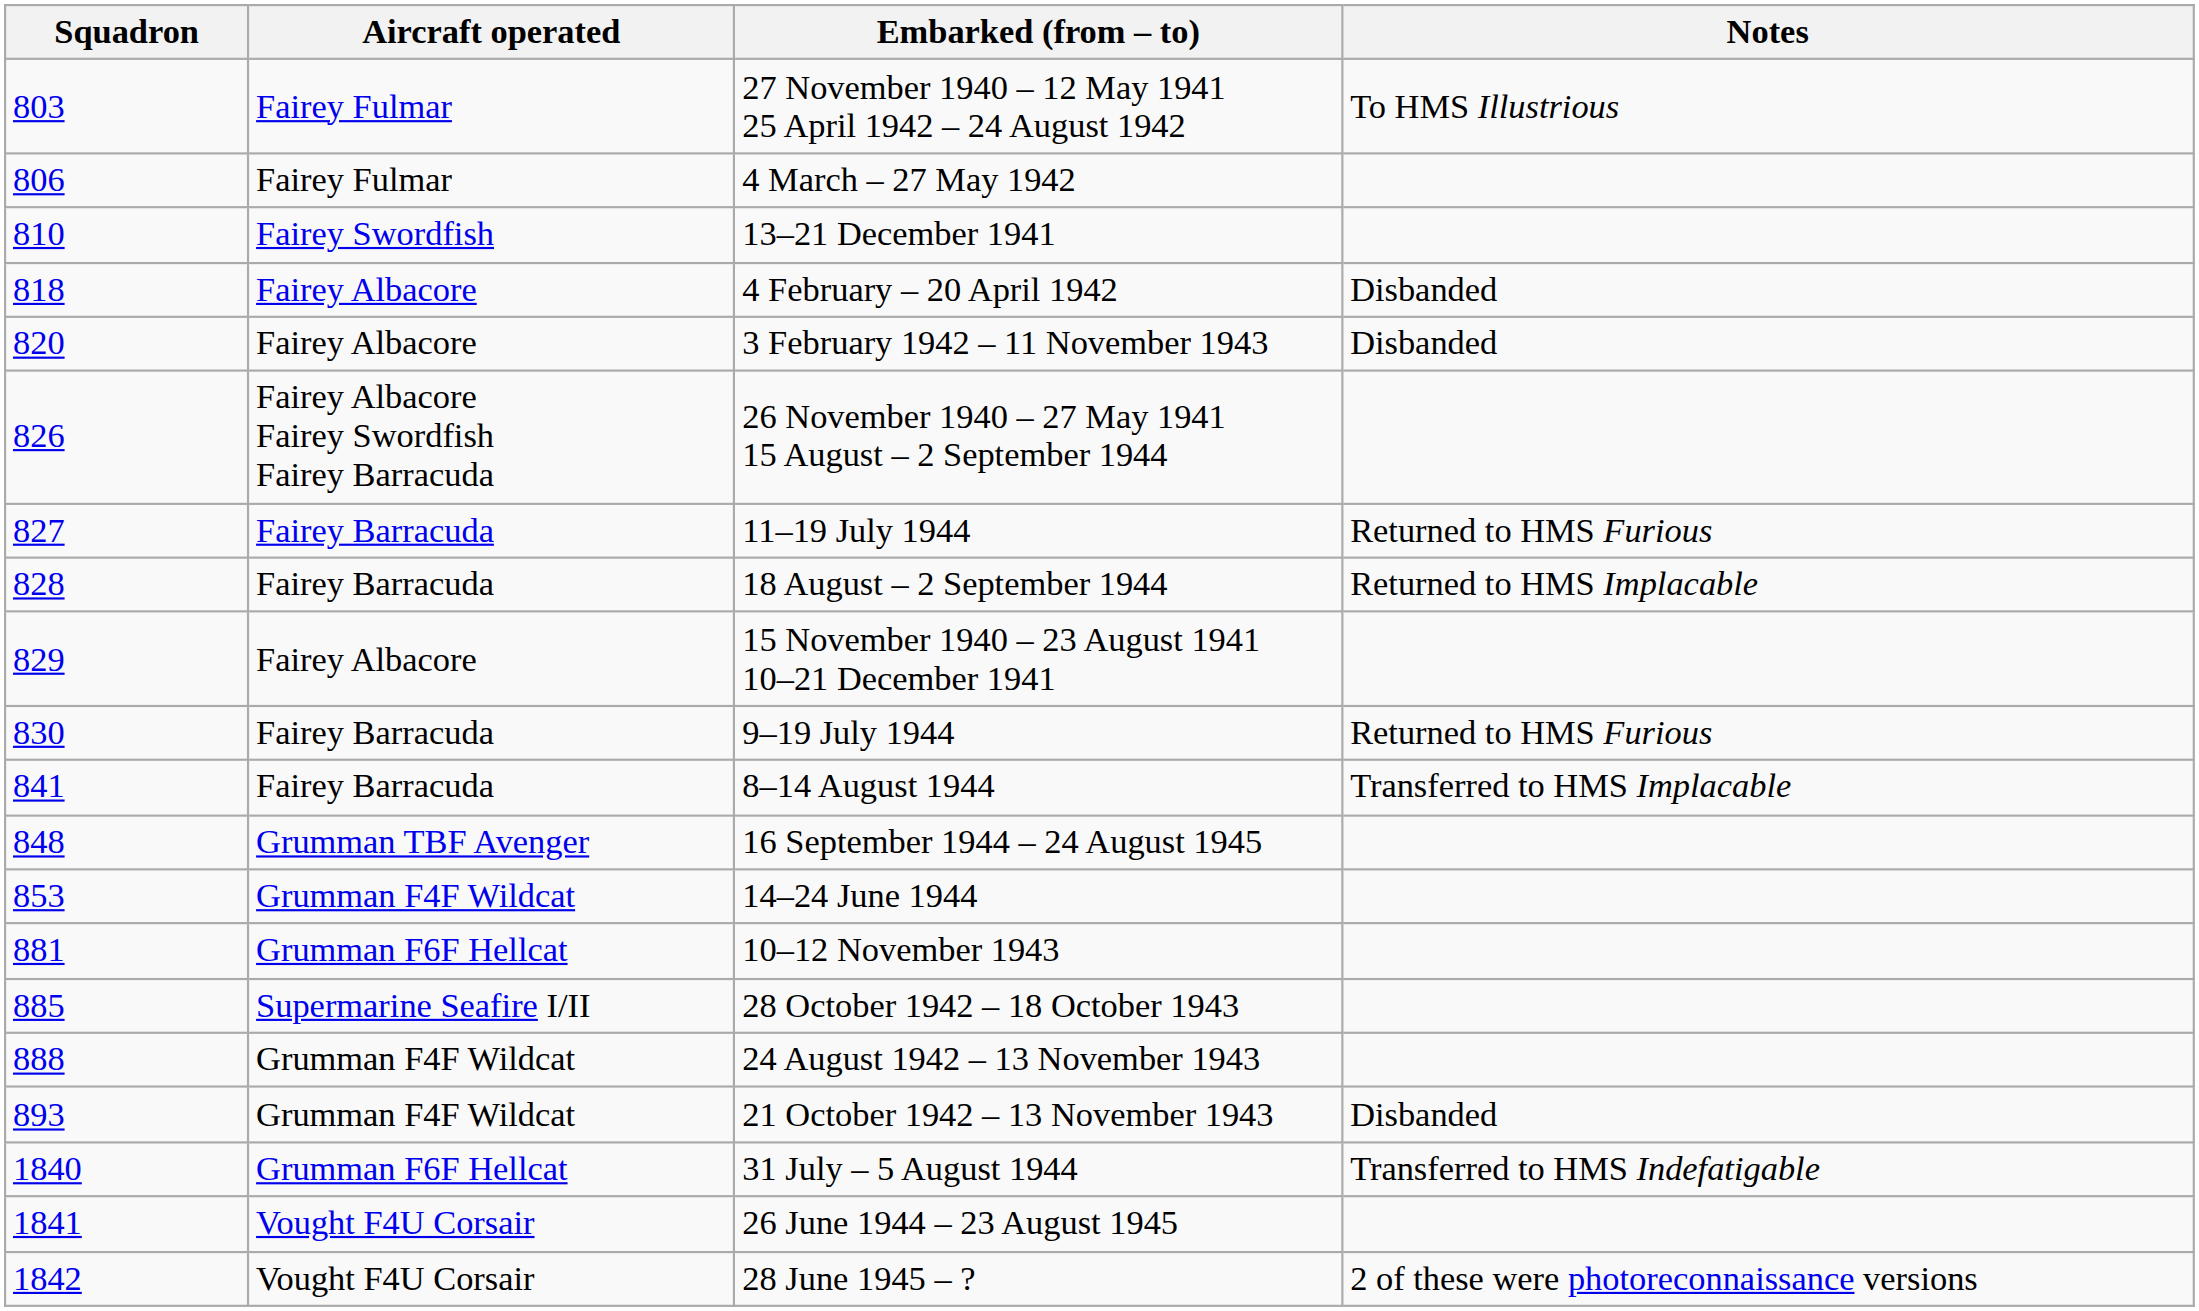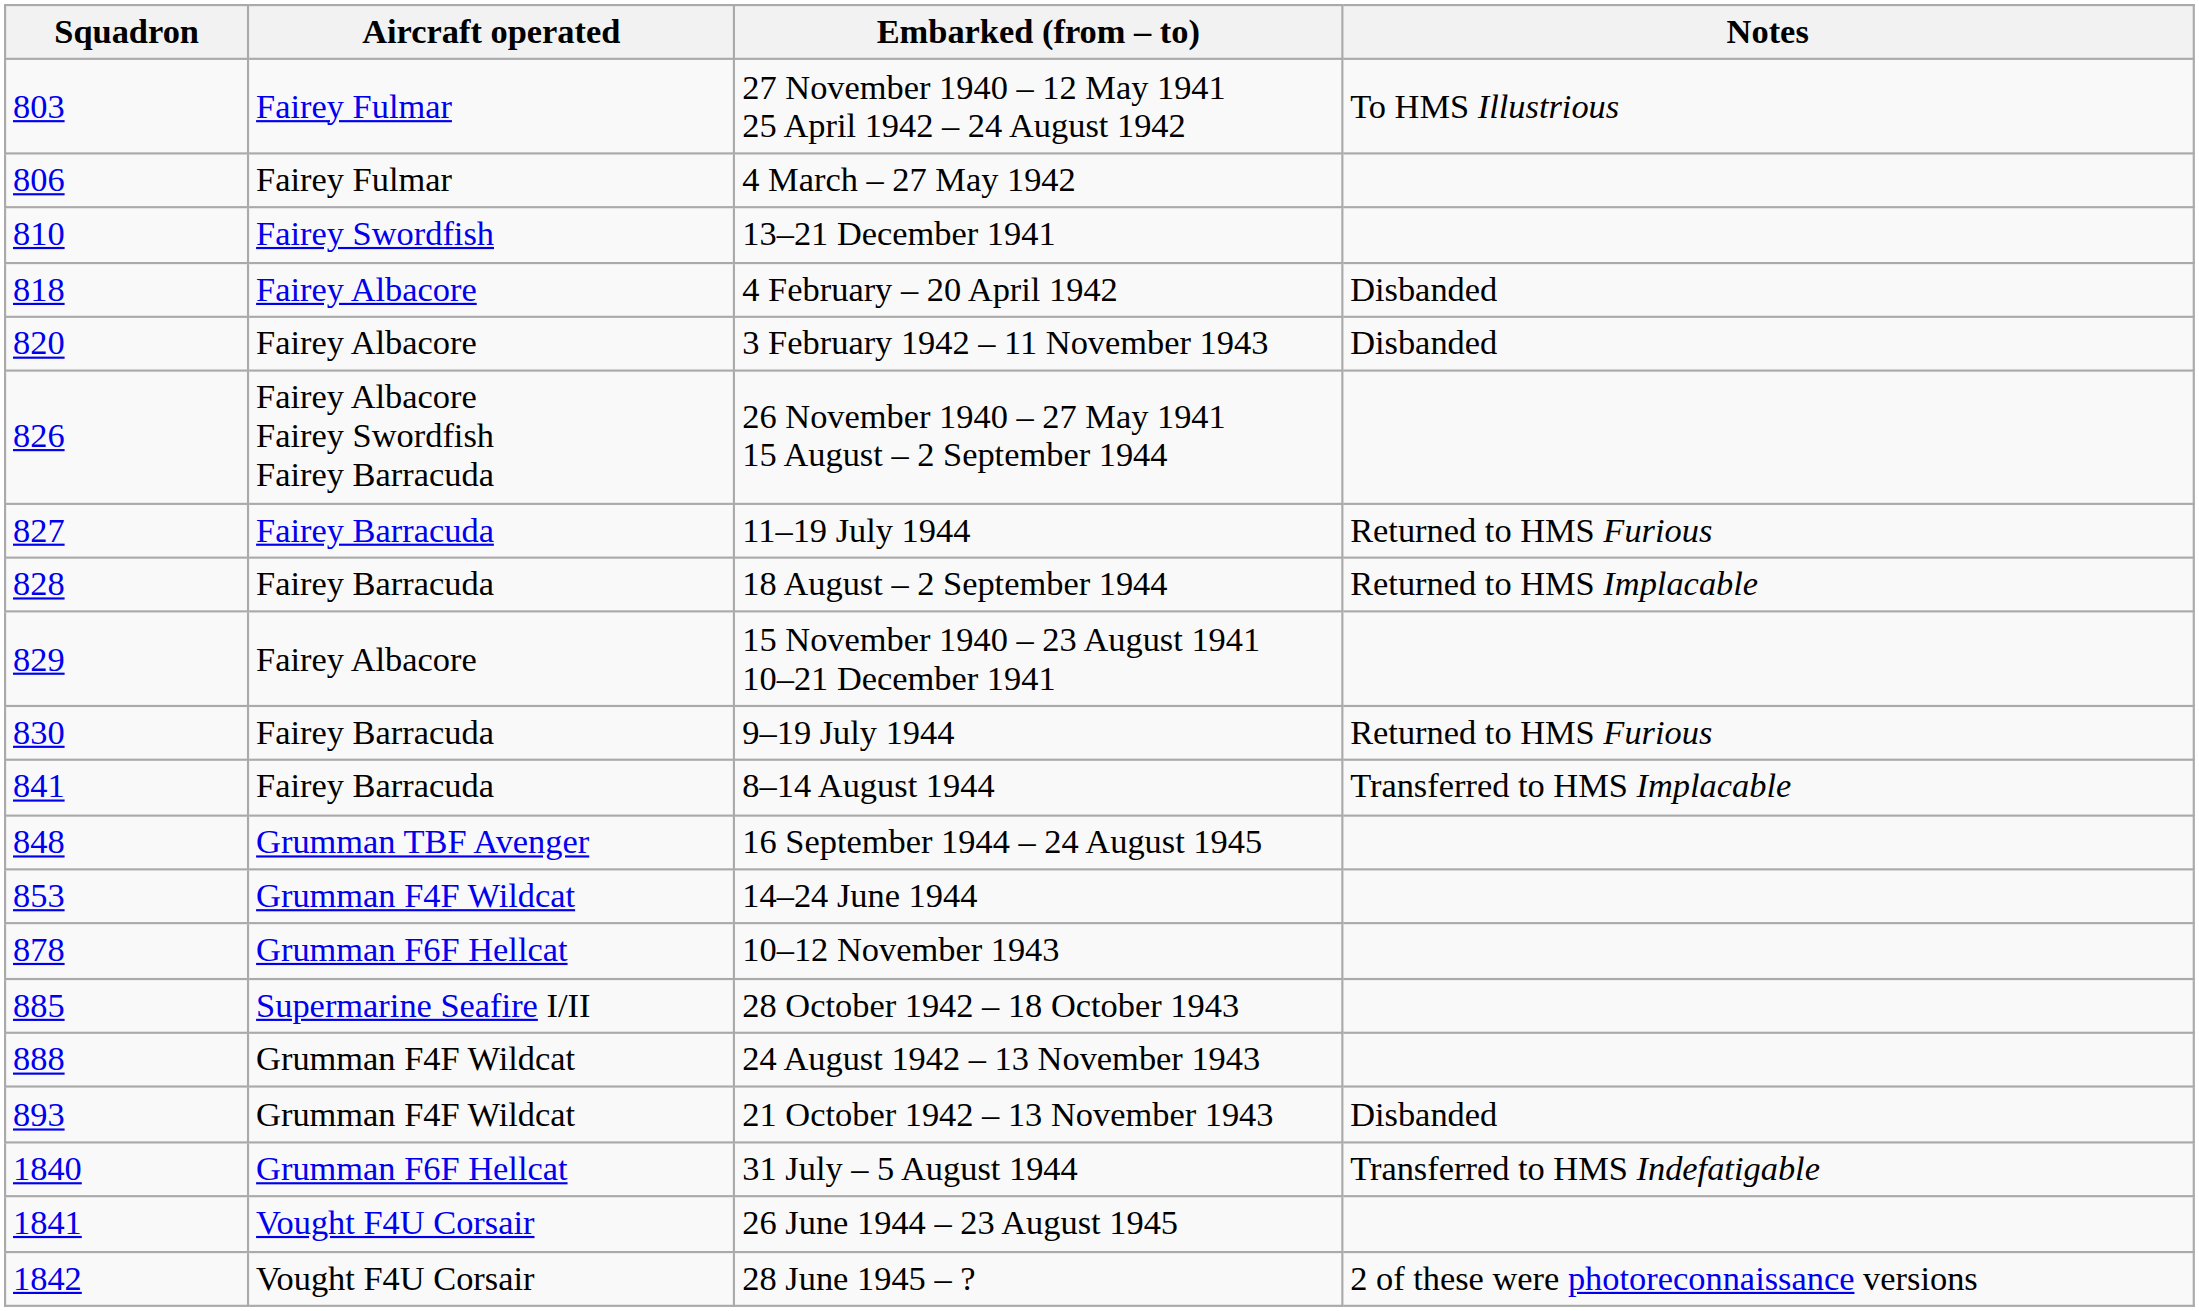(39, 950) 881 -> (39, 950) 878
